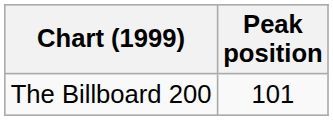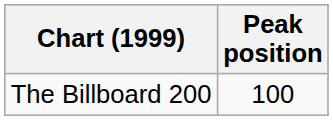(273, 94) 101 -> (273, 94) 100
